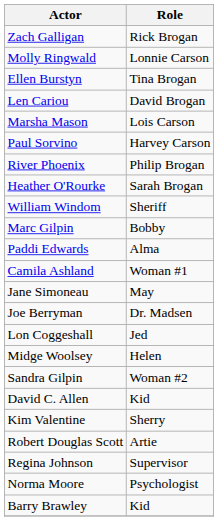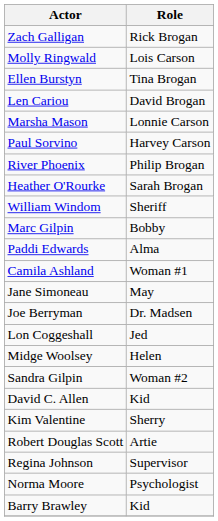(169, 57) Lonnie Carson -> (162, 57) Lois Carson
(162, 121) Lois Carson -> (169, 121) Lonnie Carson
